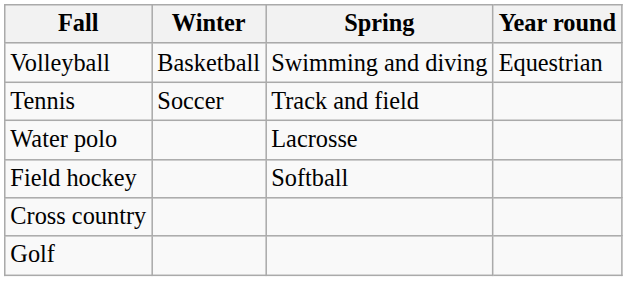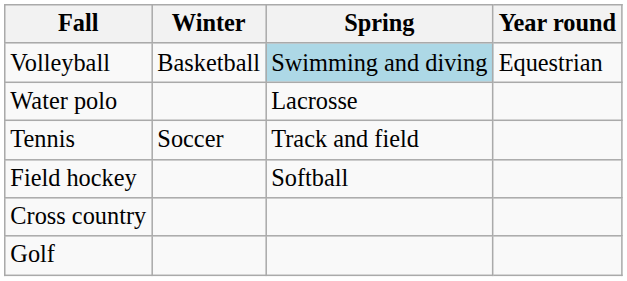(379, 62) no background -> (379, 62) lightblue background
rows swapped: (43, 100) <-> (64, 139)
